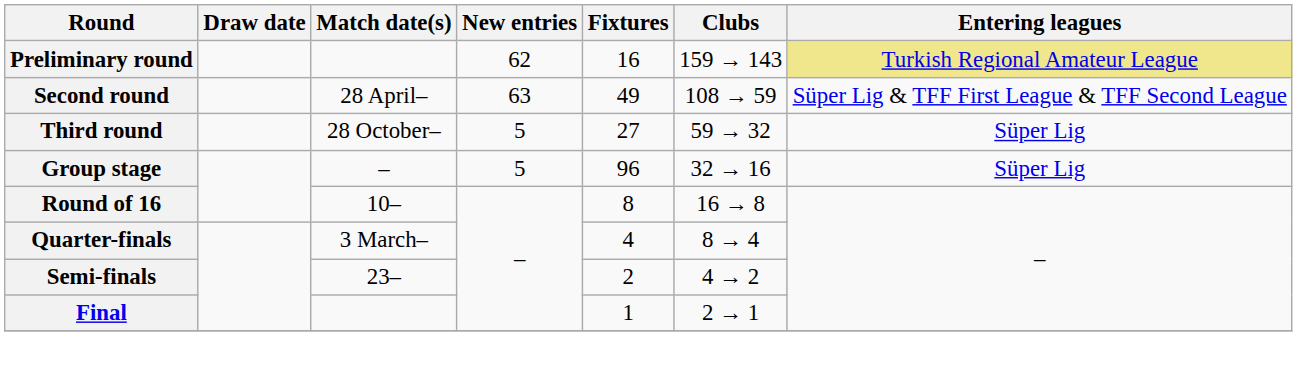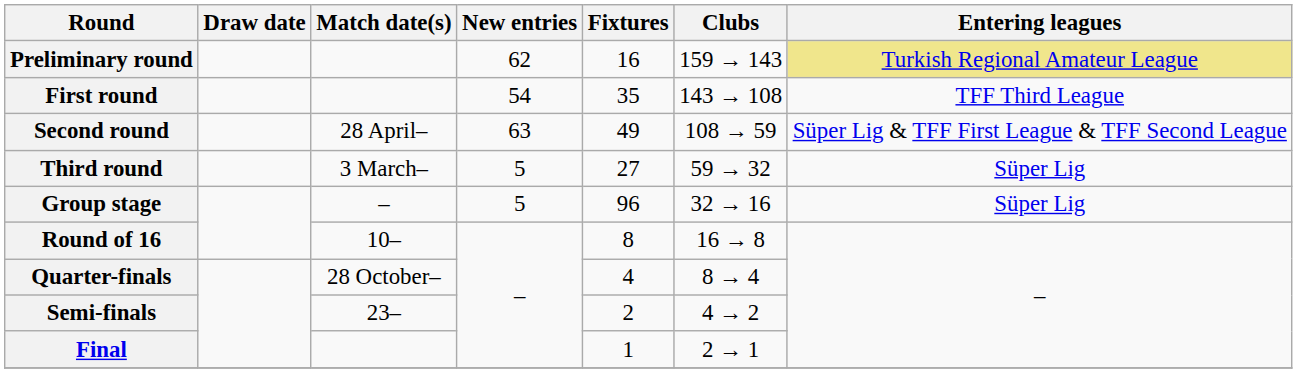+ row: (101, 95)
(384, 131) 28 October– -> (384, 167) 3 March–
(384, 240) 3 March– -> (384, 276) 28 October–
